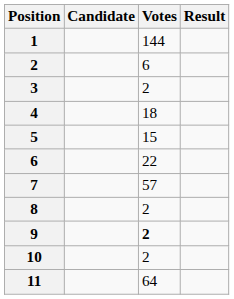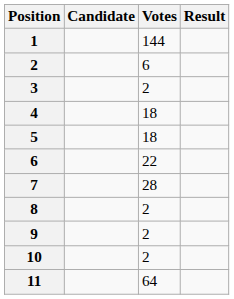(150, 137) 15 -> (150, 137) 18
(150, 185) 57 -> (150, 185) 28
(146, 233) bold -> (146, 233) normal
